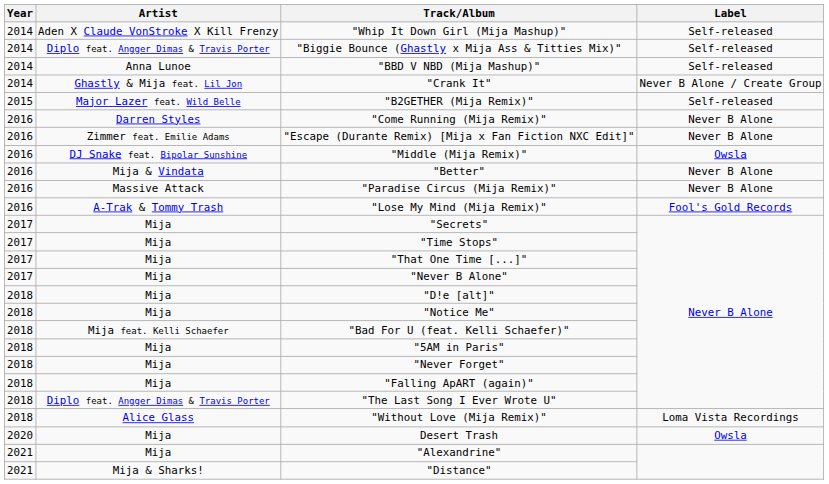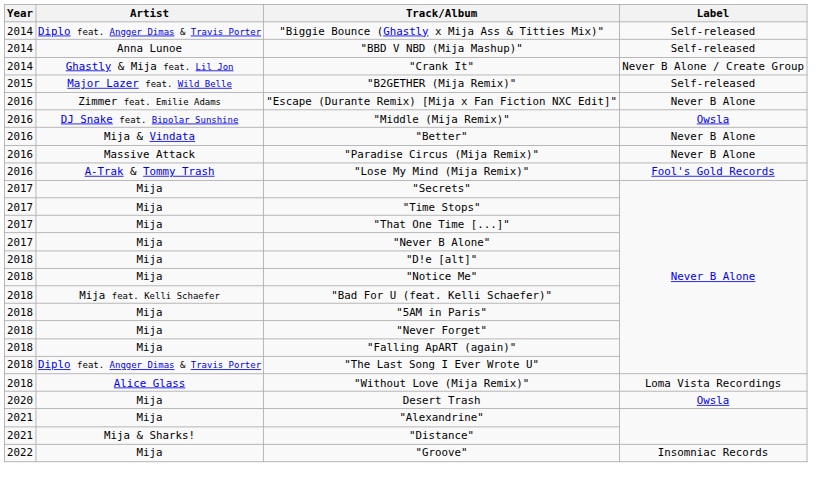- row: (459, 31)
- row: (459, 119)
+ row: (442, 453)
